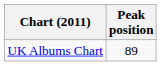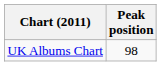(131, 50) 89 -> (131, 50) 98
